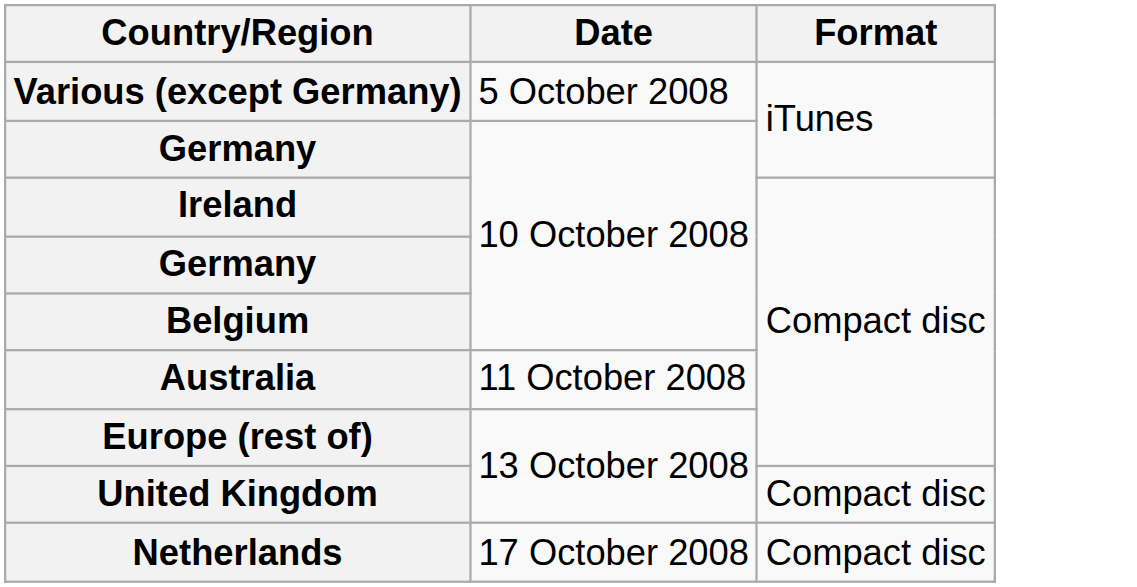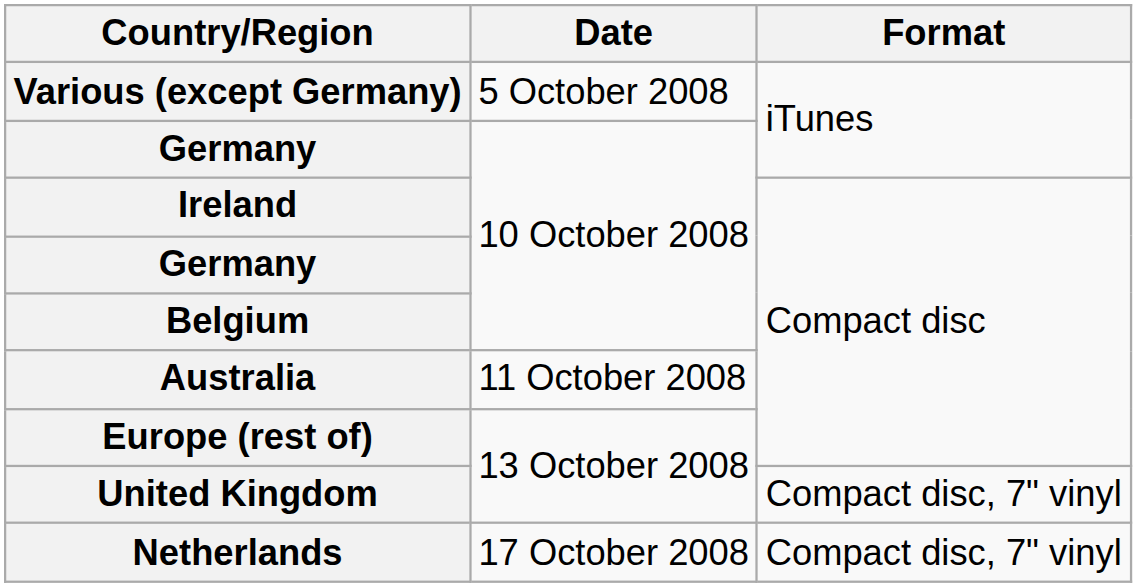(876, 494) Compact disc -> (944, 494) Compact disc, 7" vinyl
(876, 551) Compact disc -> (944, 551) Compact disc, 7" vinyl
